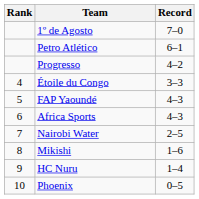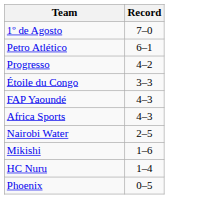- column: (20, 13)
